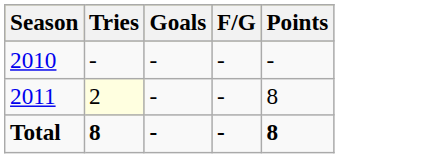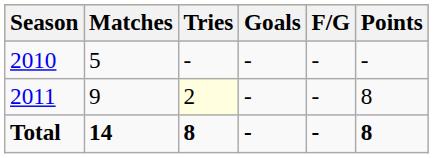+ column: (131, 22)
